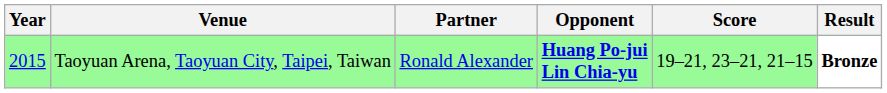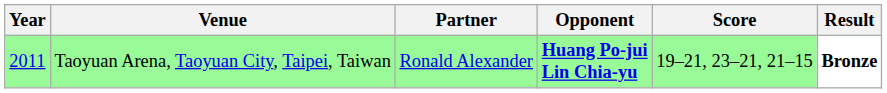(27, 61) 2015 -> (27, 61) 2011
